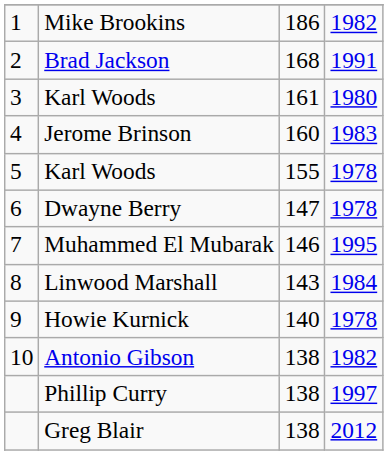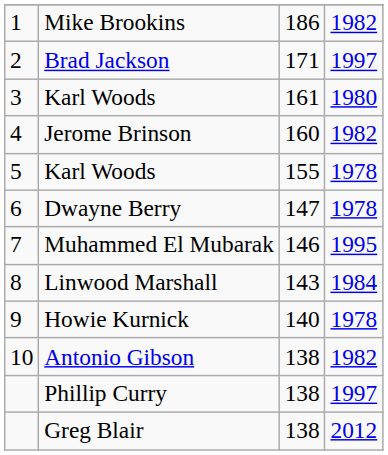(302, 60) 168 -> (302, 60) 171
(354, 60) 1991 -> (354, 60) 1997
(354, 134) 1983 -> (354, 134) 1982
